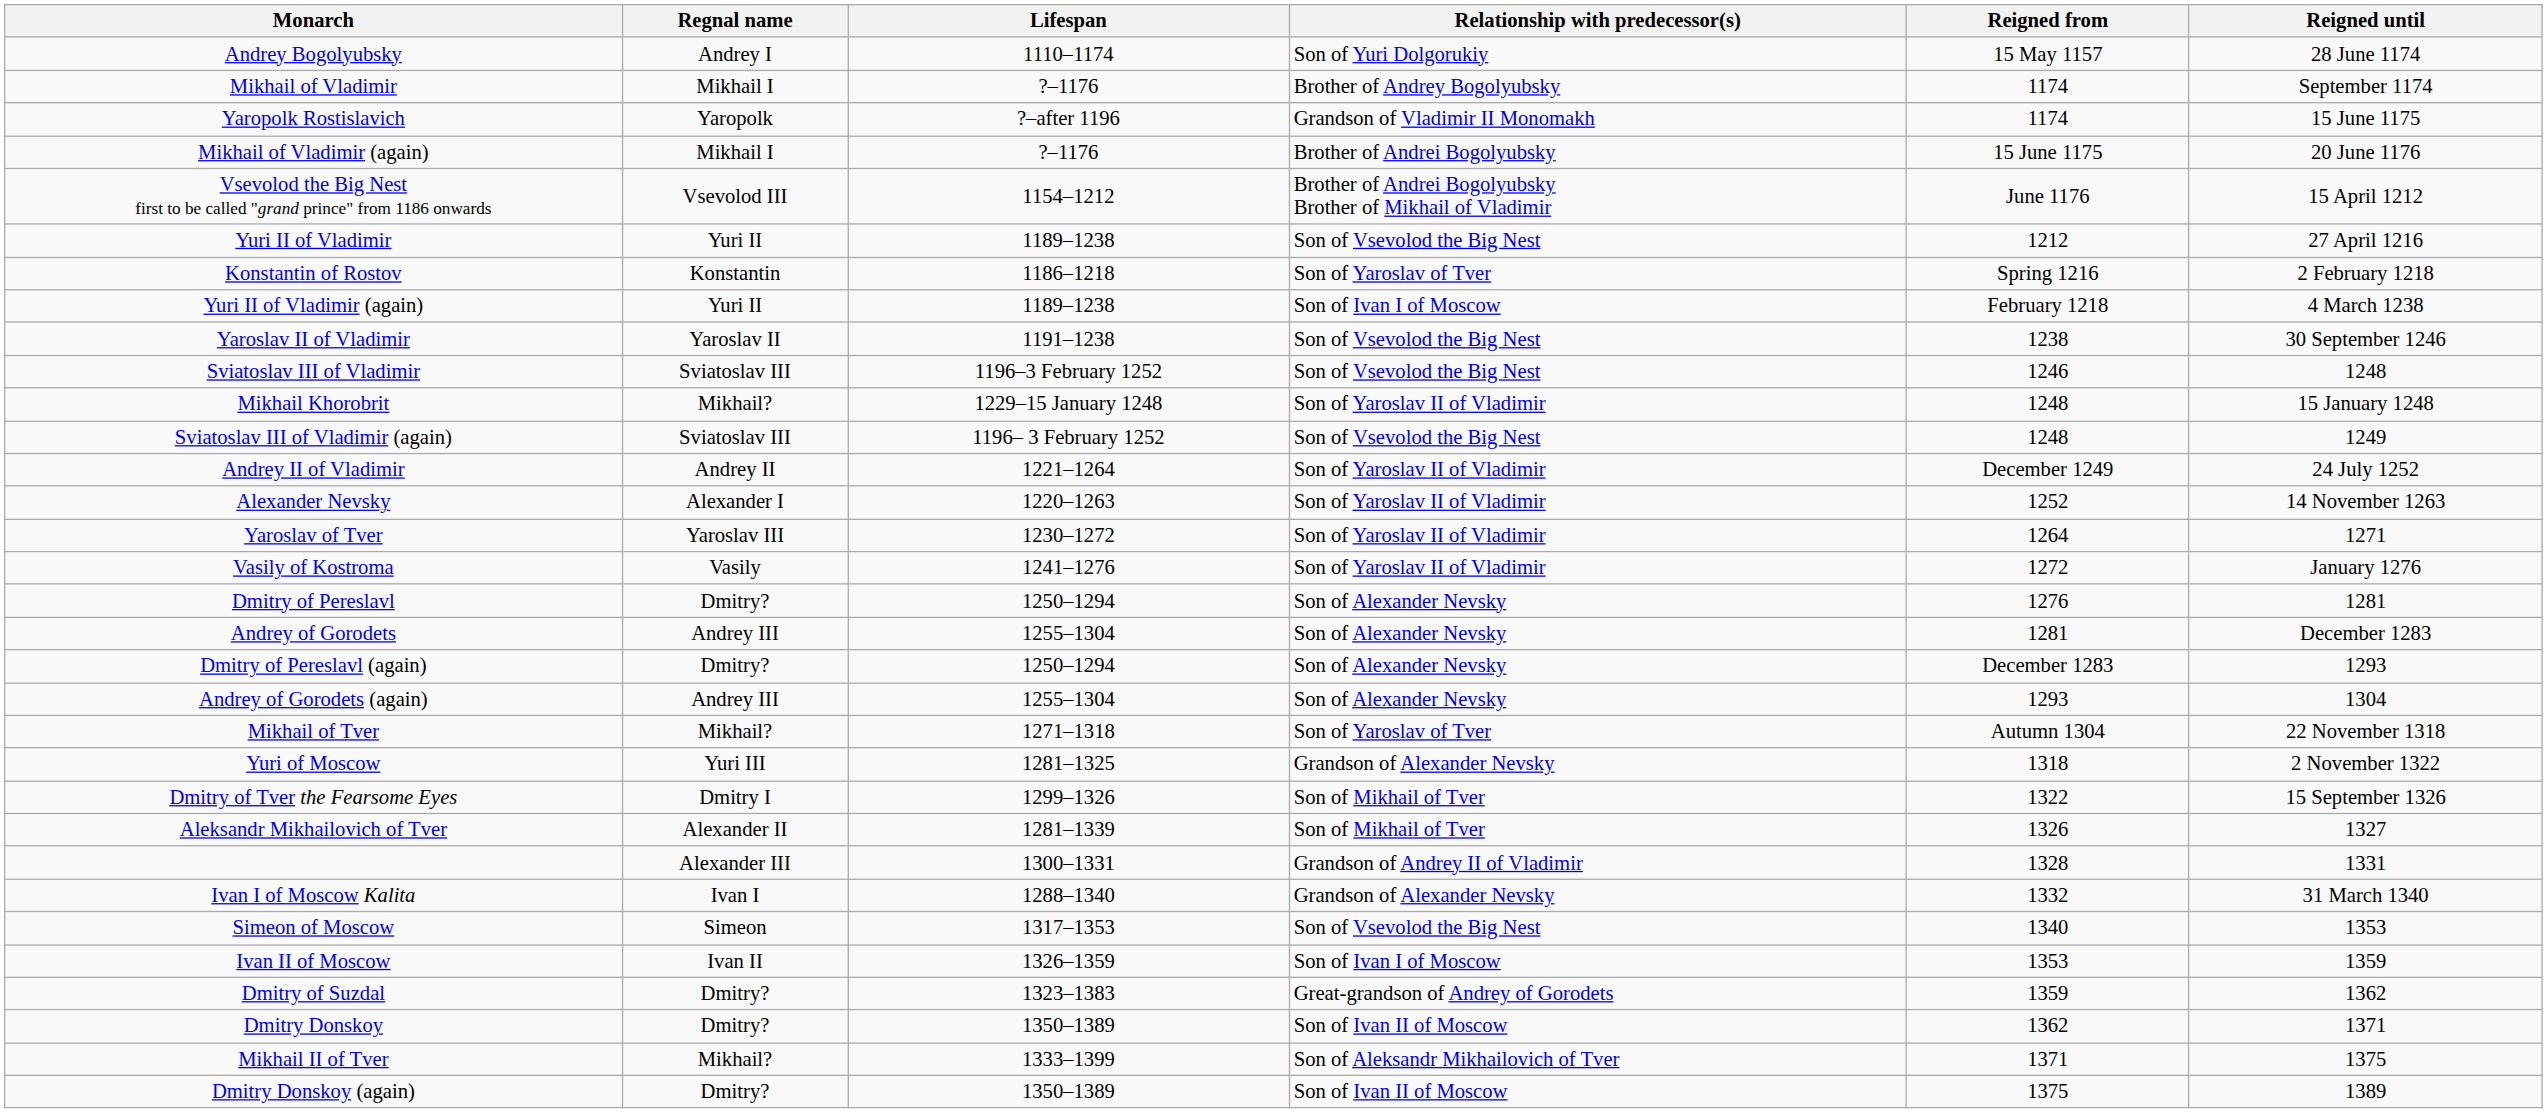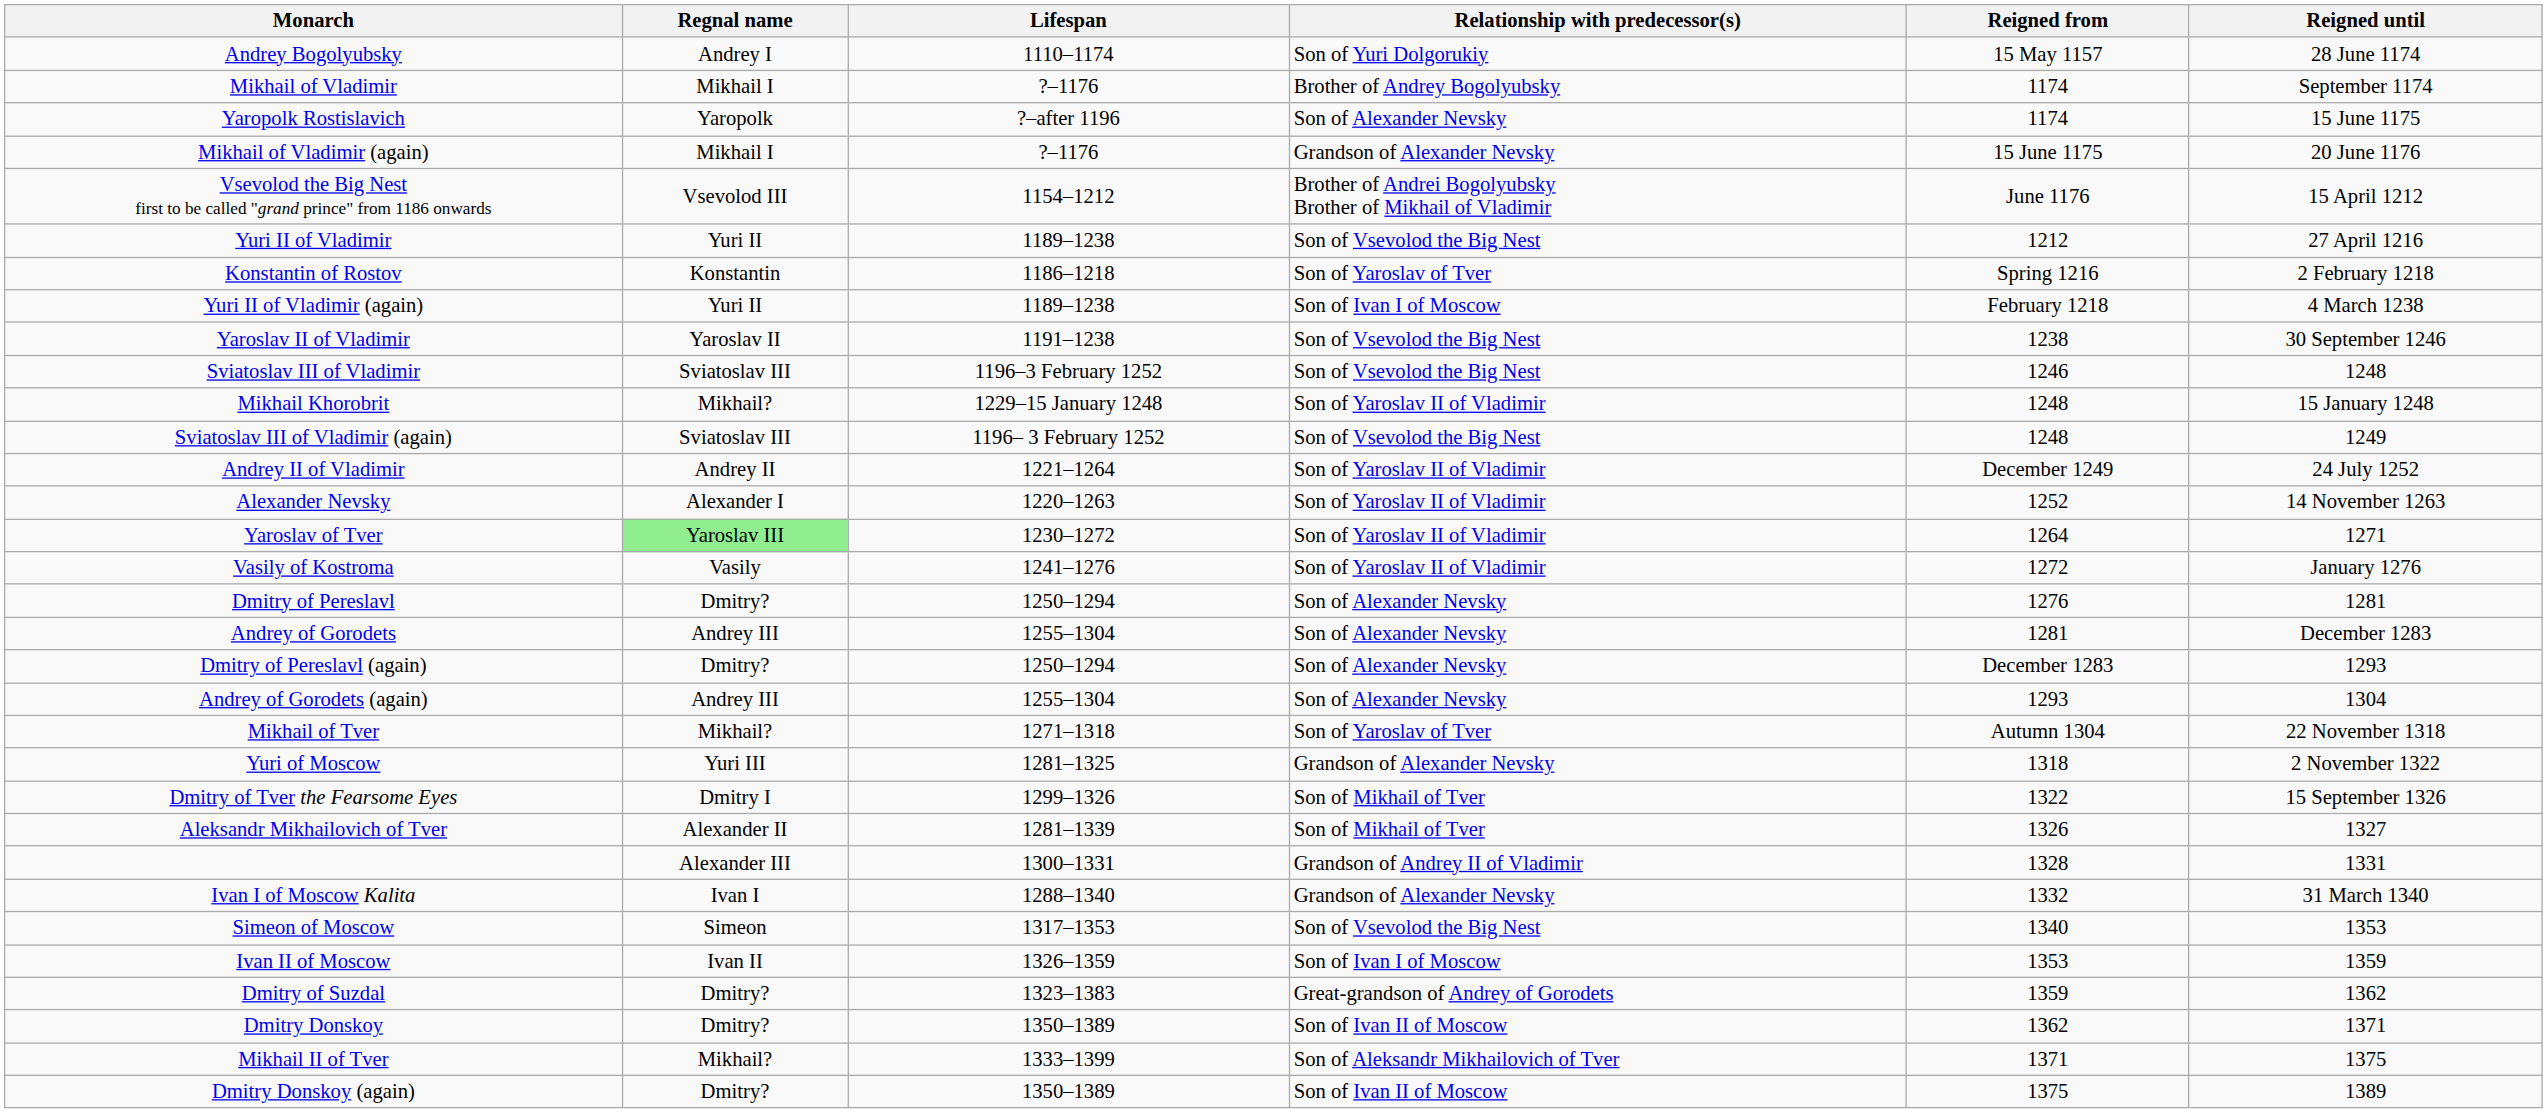(1444, 119) Grandson of Vladimir II Monomakh -> (1400, 119) Son of Alexander Nevsky
(1425, 151) Brother of Andrei Bogolyubsky -> (1424, 151) Grandson of Alexander Nevsky
(735, 535) no background -> (735, 535) lightgreen background
